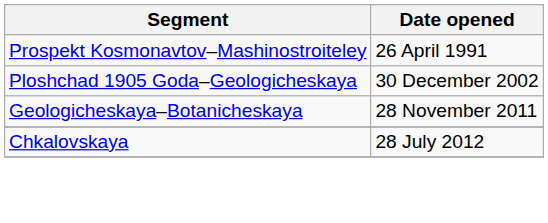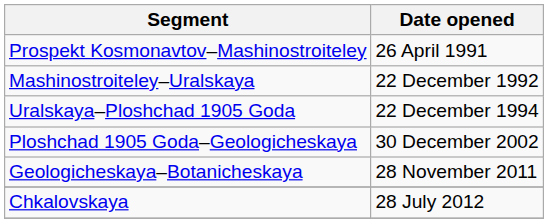+ row: (132, 80)
+ row: (152, 111)
